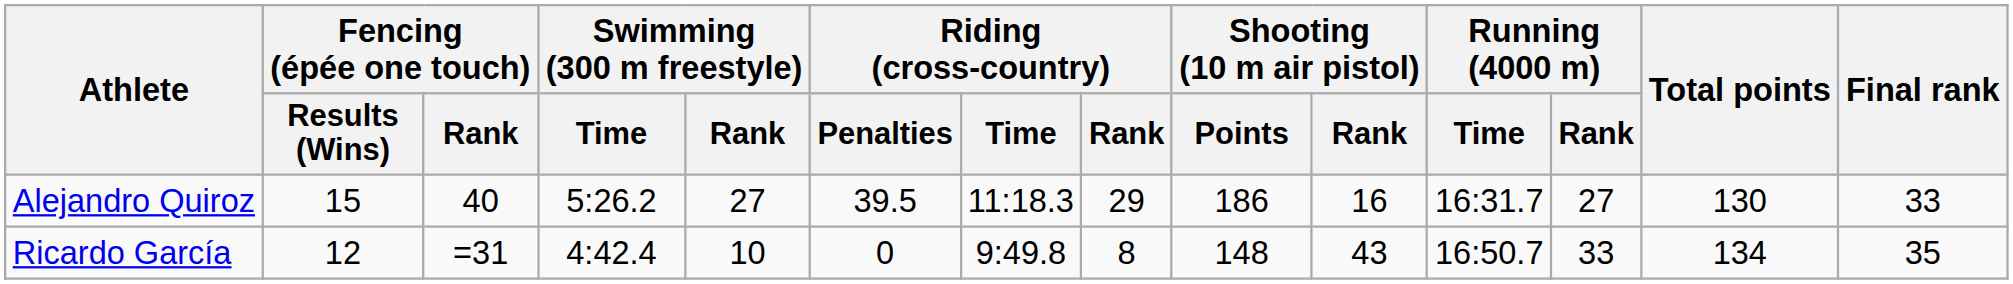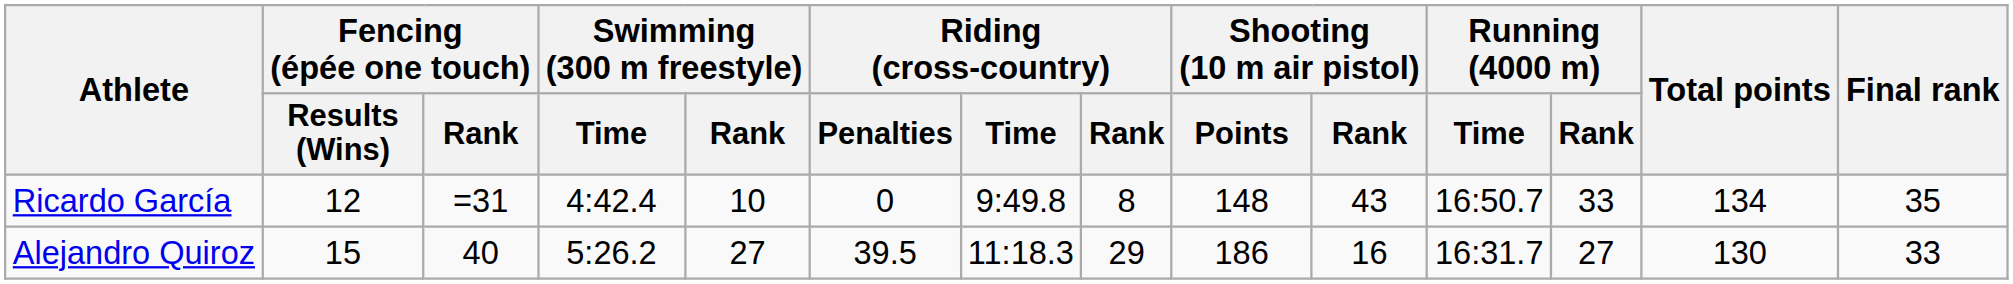rows swapped: (122, 253) <-> (134, 201)
